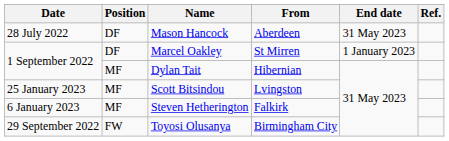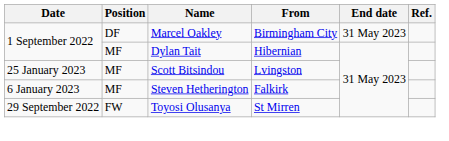- row: (190, 32)
(277, 51) St Mirren -> (296, 32) Birmingham City
(379, 51) 1 January 2023 -> (374, 32) 31 May 2023
(296, 126) Birmingham City -> (277, 107) St Mirren
